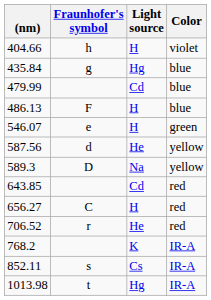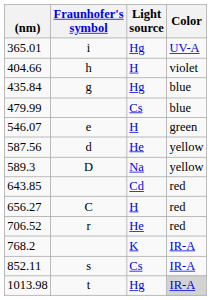+ row: (24, 48)
(137, 87) Cd -> (136, 107) Cs
- row: (24, 107)
(182, 285) no background -> (182, 285) lightgrey background
